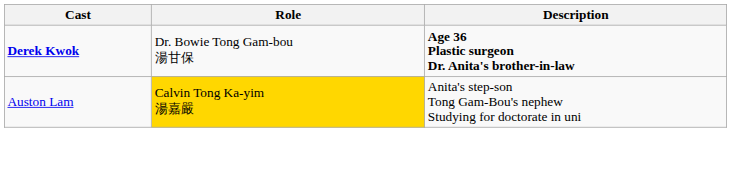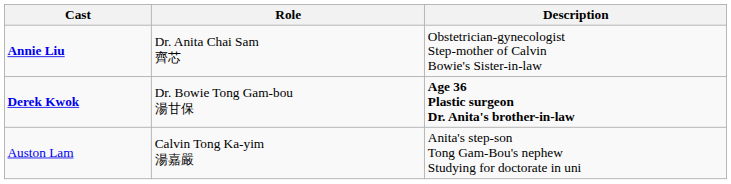+ row: (36, 51)
(209, 101) gold background -> (209, 152) no background
